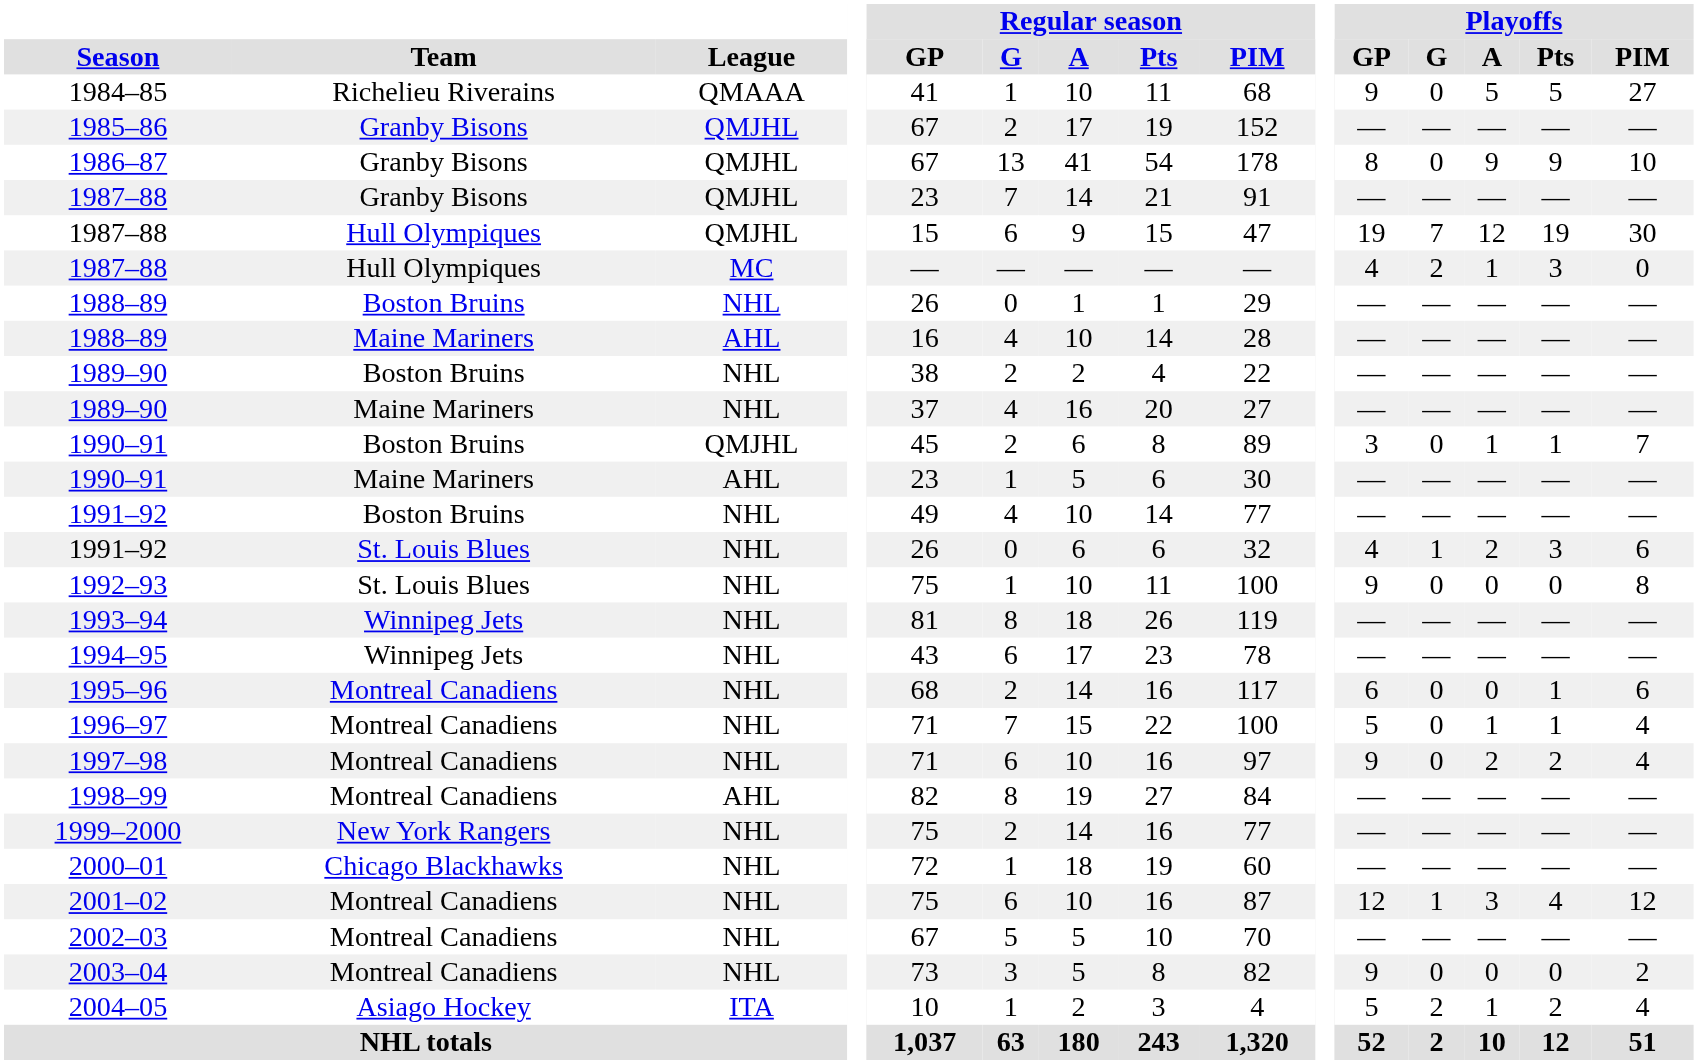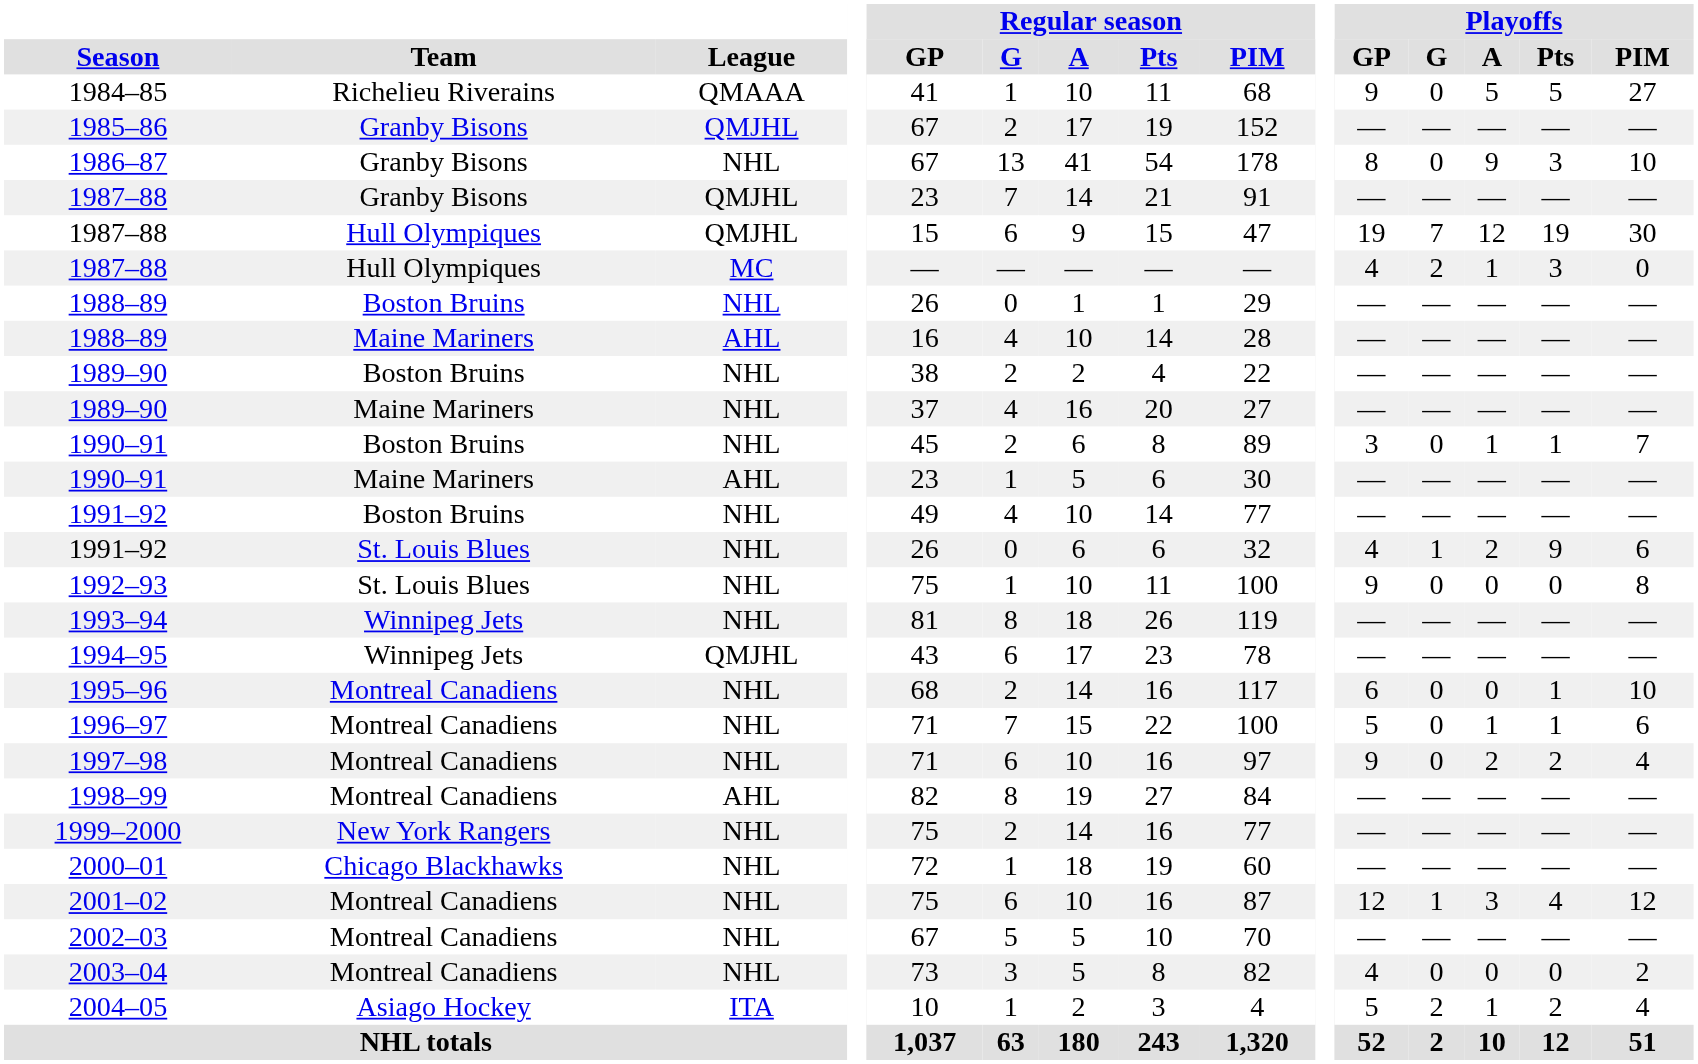(752, 162) QMJHL -> (752, 162) NHL
(1555, 162) 9 -> (1555, 162) 3
(752, 443) QMJHL -> (752, 443) NHL
(1555, 549) 3 -> (1555, 549) 9
(752, 654) NHL -> (752, 654) QMJHL
(1642, 690) 6 -> (1642, 690) 10
(1642, 725) 4 -> (1642, 725) 6
(1371, 971) 9 -> (1371, 971) 4
